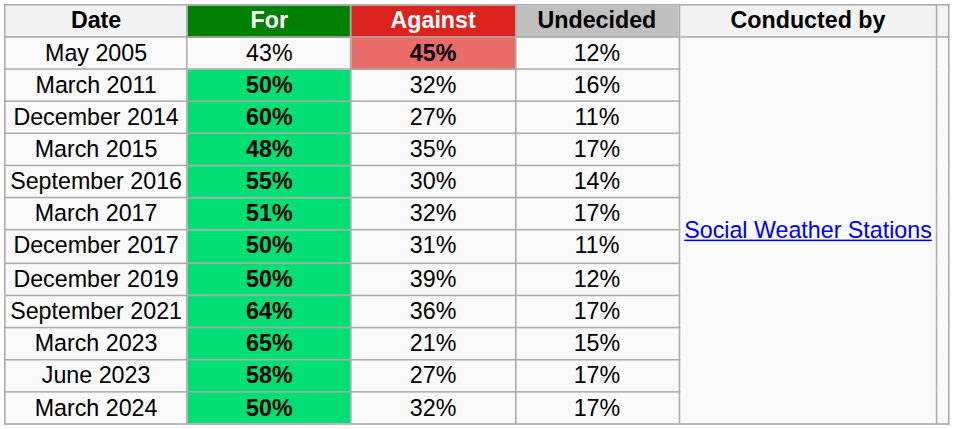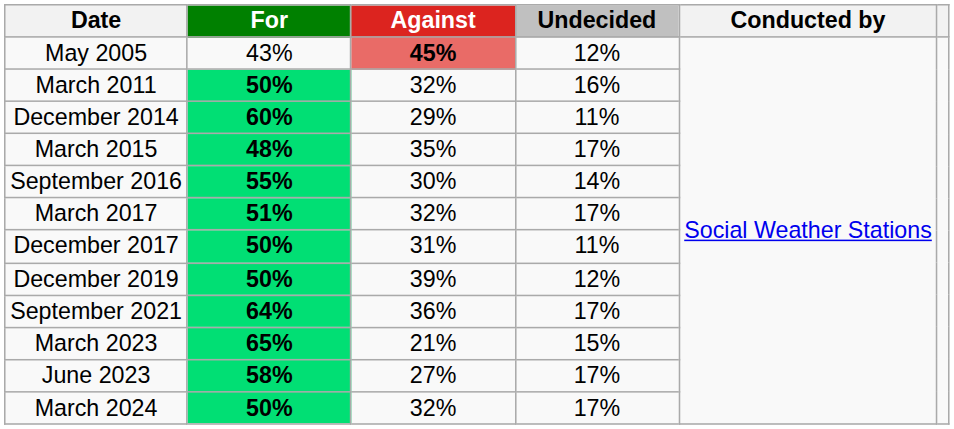(433, 117) 27% -> (433, 117) 29%
